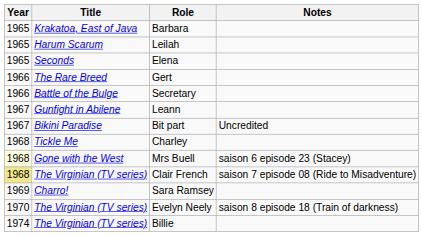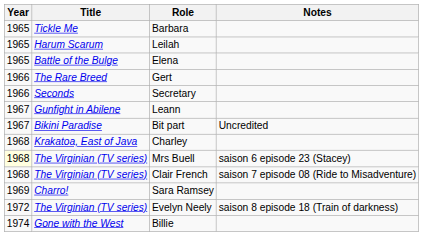(86, 28) Krakatoa, East of Java -> (56, 28) Tickle Me
(54, 61) Seconds -> (76, 61) Battle of the Bulge
(76, 93) Battle of the Bulge -> (54, 93) Seconds
(56, 142) Tickle Me -> (86, 142) Krakatoa, East of Java
(79, 158) Gone with the West -> (91, 158) The Virginian (TV series)
(18, 175) khaki background -> (18, 175) no background
(18, 207) 1970 -> (18, 207) 1972
(91, 223) The Virginian (TV series) -> (79, 223) Gone with the West
